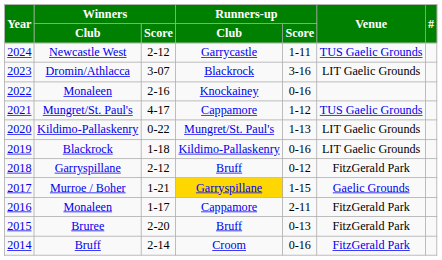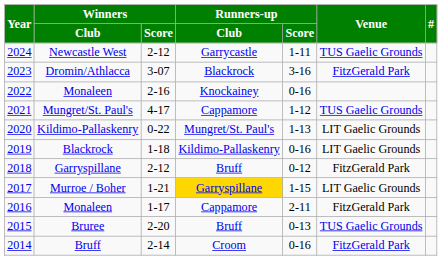(371, 71) LIT Gaelic Grounds -> (371, 71) FitzGerald Park
(371, 187) Gaelic Grounds -> (371, 187) LIT Gaelic Grounds
(371, 226) FitzGerald Park -> (371, 226) TUS Gaelic Grounds
